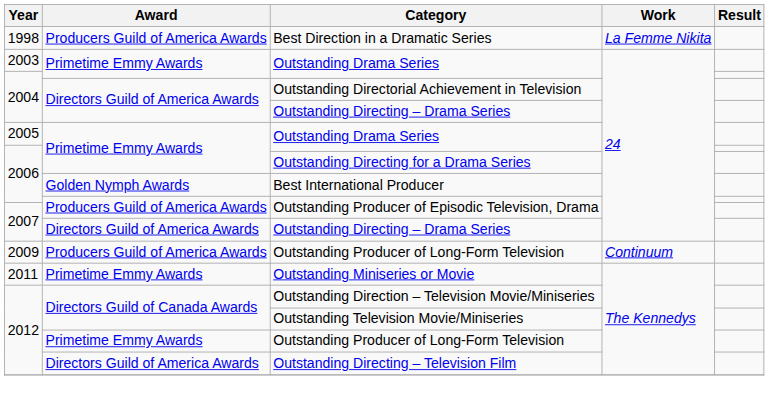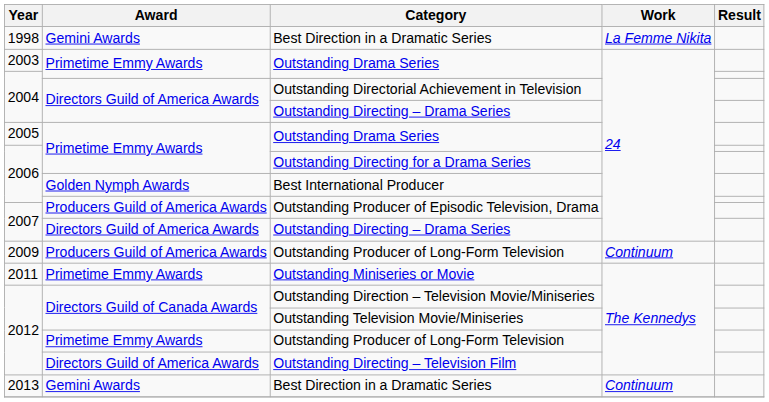(156, 37) Producers Guild of America Awards -> (93, 37) Gemini Awards
+ row: (23, 385)
